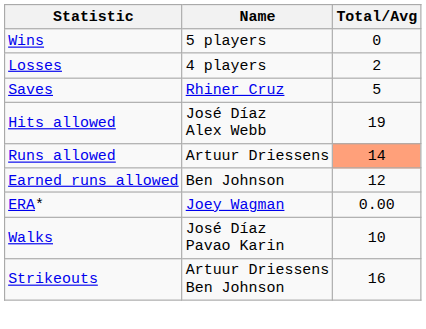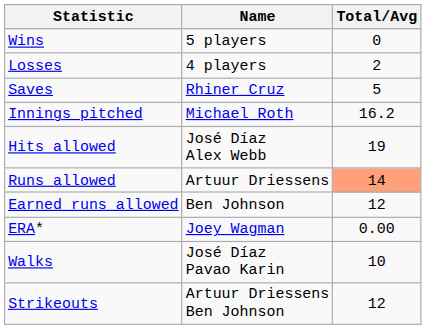+ row: (75, 114)
(377, 279) 16 -> (377, 304) 12
